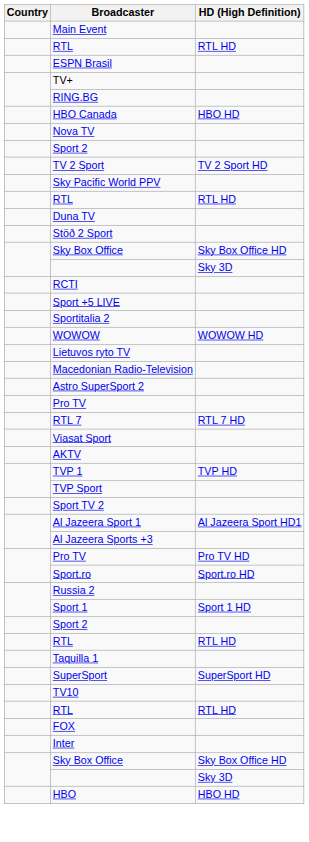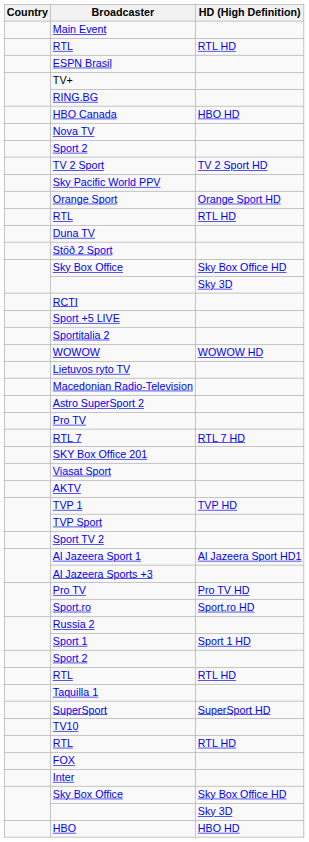+ row: (85, 200)
+ row: (100, 455)
